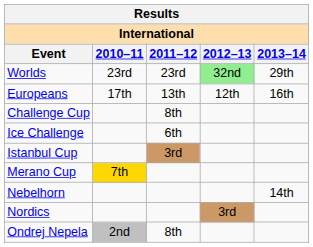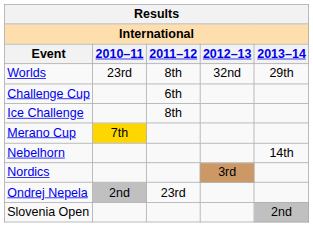(173, 73) 23rd -> (173, 73) 8th
(227, 73) lightgreen background -> (227, 73) no background
- row: (37, 93)
(173, 113) 8th -> (173, 93) 6th
(173, 133) 6th -> (173, 113) 8th
- row: (42, 152)
(173, 232) 8th -> (173, 192) 23rd
+ row: (48, 212)
